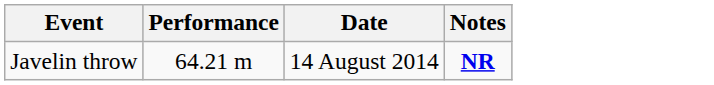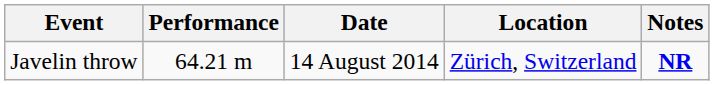+ column: (543, 23)
